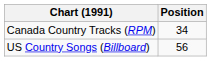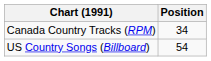(182, 47) 56 -> (182, 47) 54
